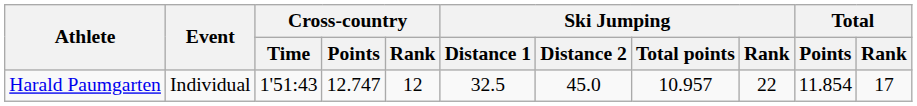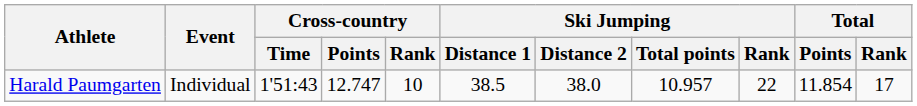(413, 85) 12 -> (413, 85) 10
(488, 85) 32.5 -> (488, 85) 38.5
(584, 85) 45.0 -> (584, 85) 38.0
